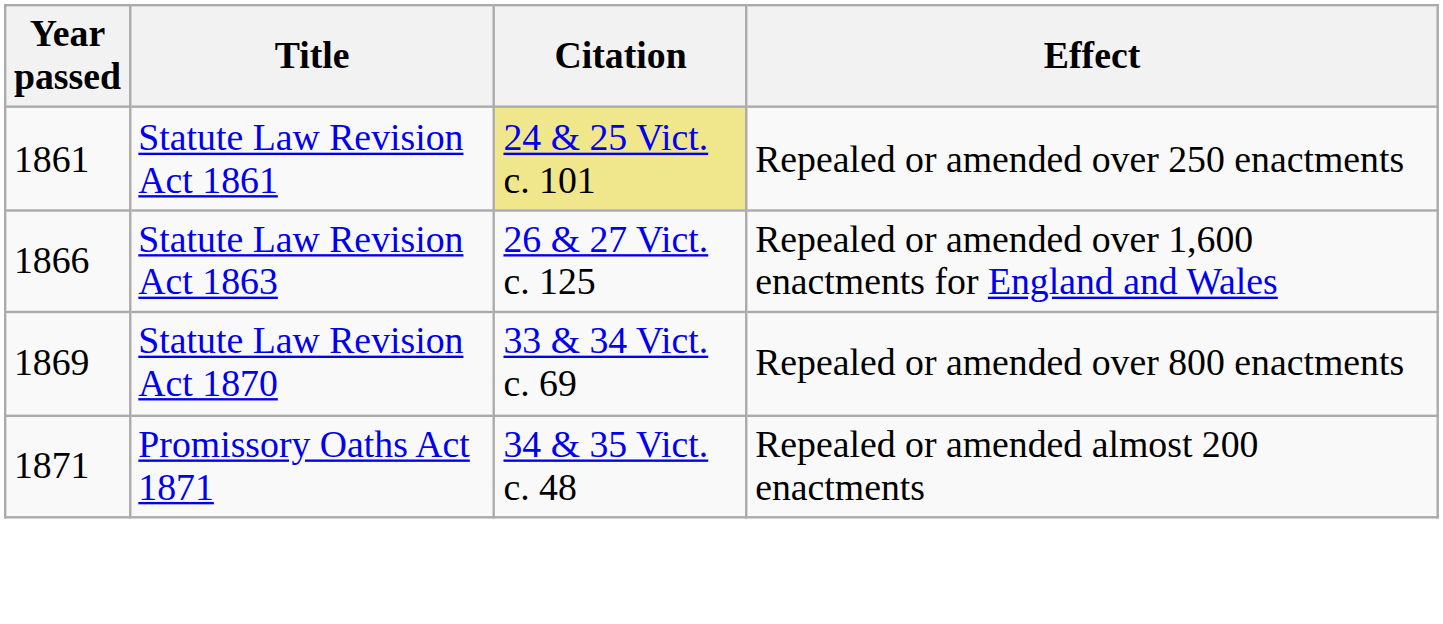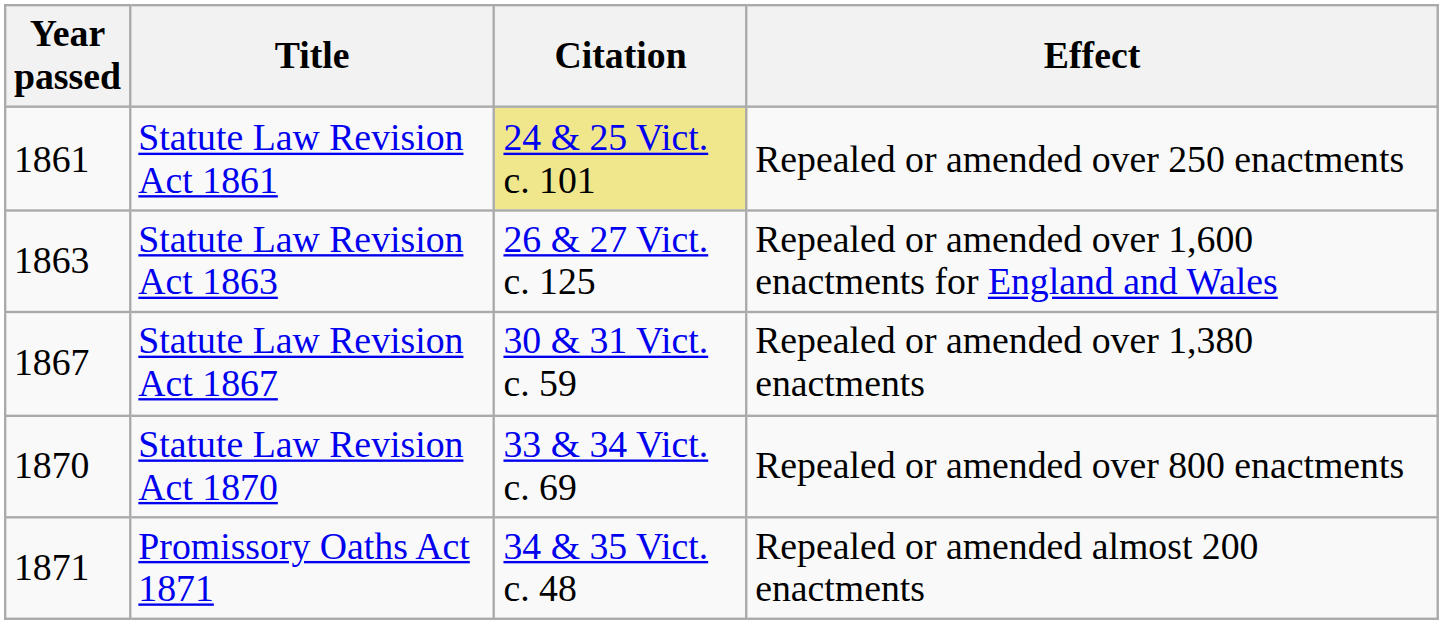(52, 260) 1866 -> (52, 260) 1863
+ row: (301, 362)
(52, 362) 1869 -> (52, 465) 1870
